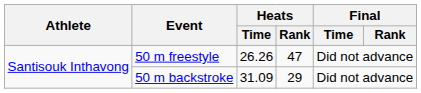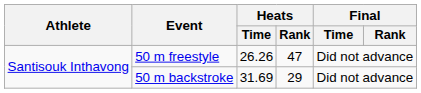(256, 78) 31.09 -> (256, 78) 31.69
